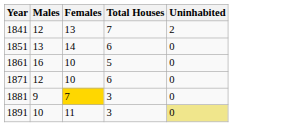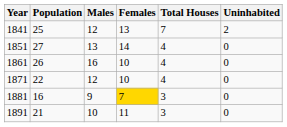+ column: (57, 12)
(109, 46) 6 -> (163, 46) 4
(109, 63) 5 -> (163, 63) 4
(109, 79) 6 -> (163, 79) 4
(172, 113) khaki background -> (226, 113) no background
